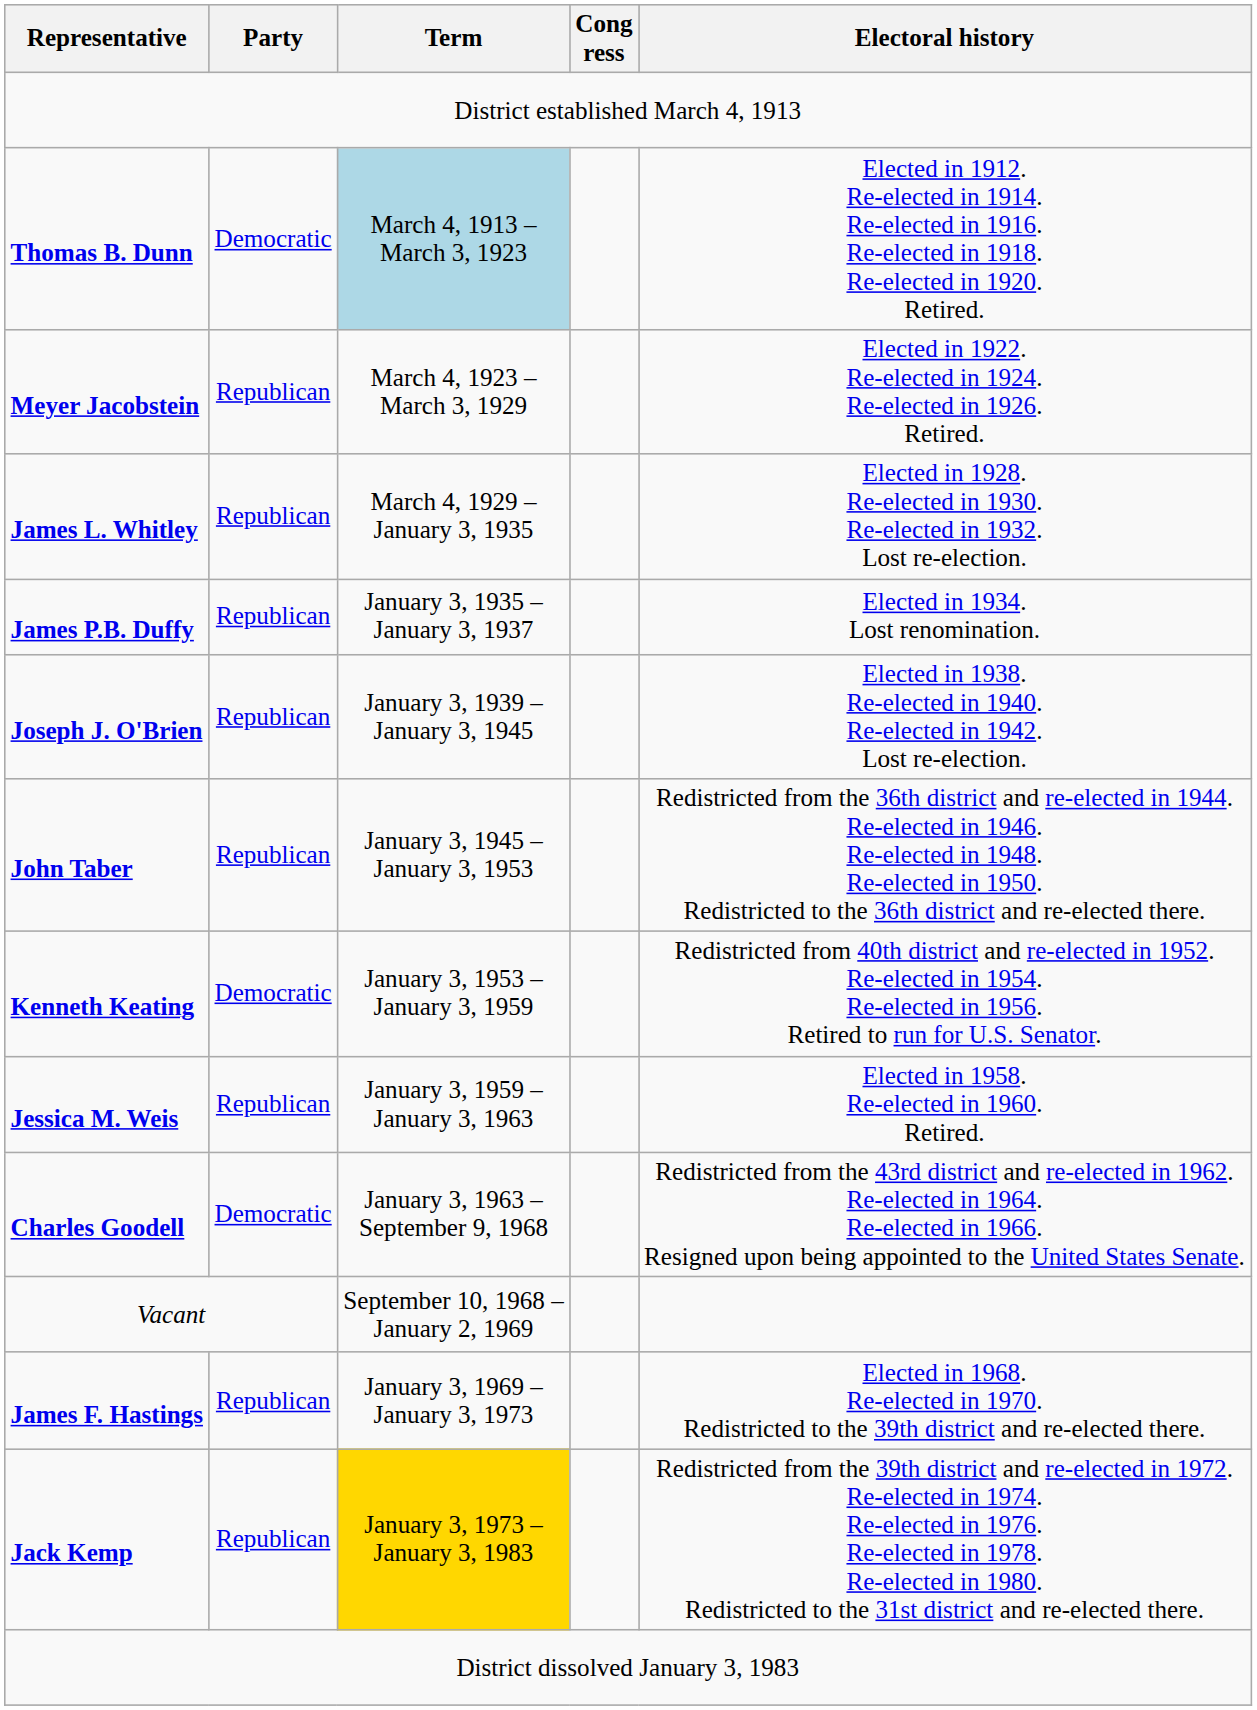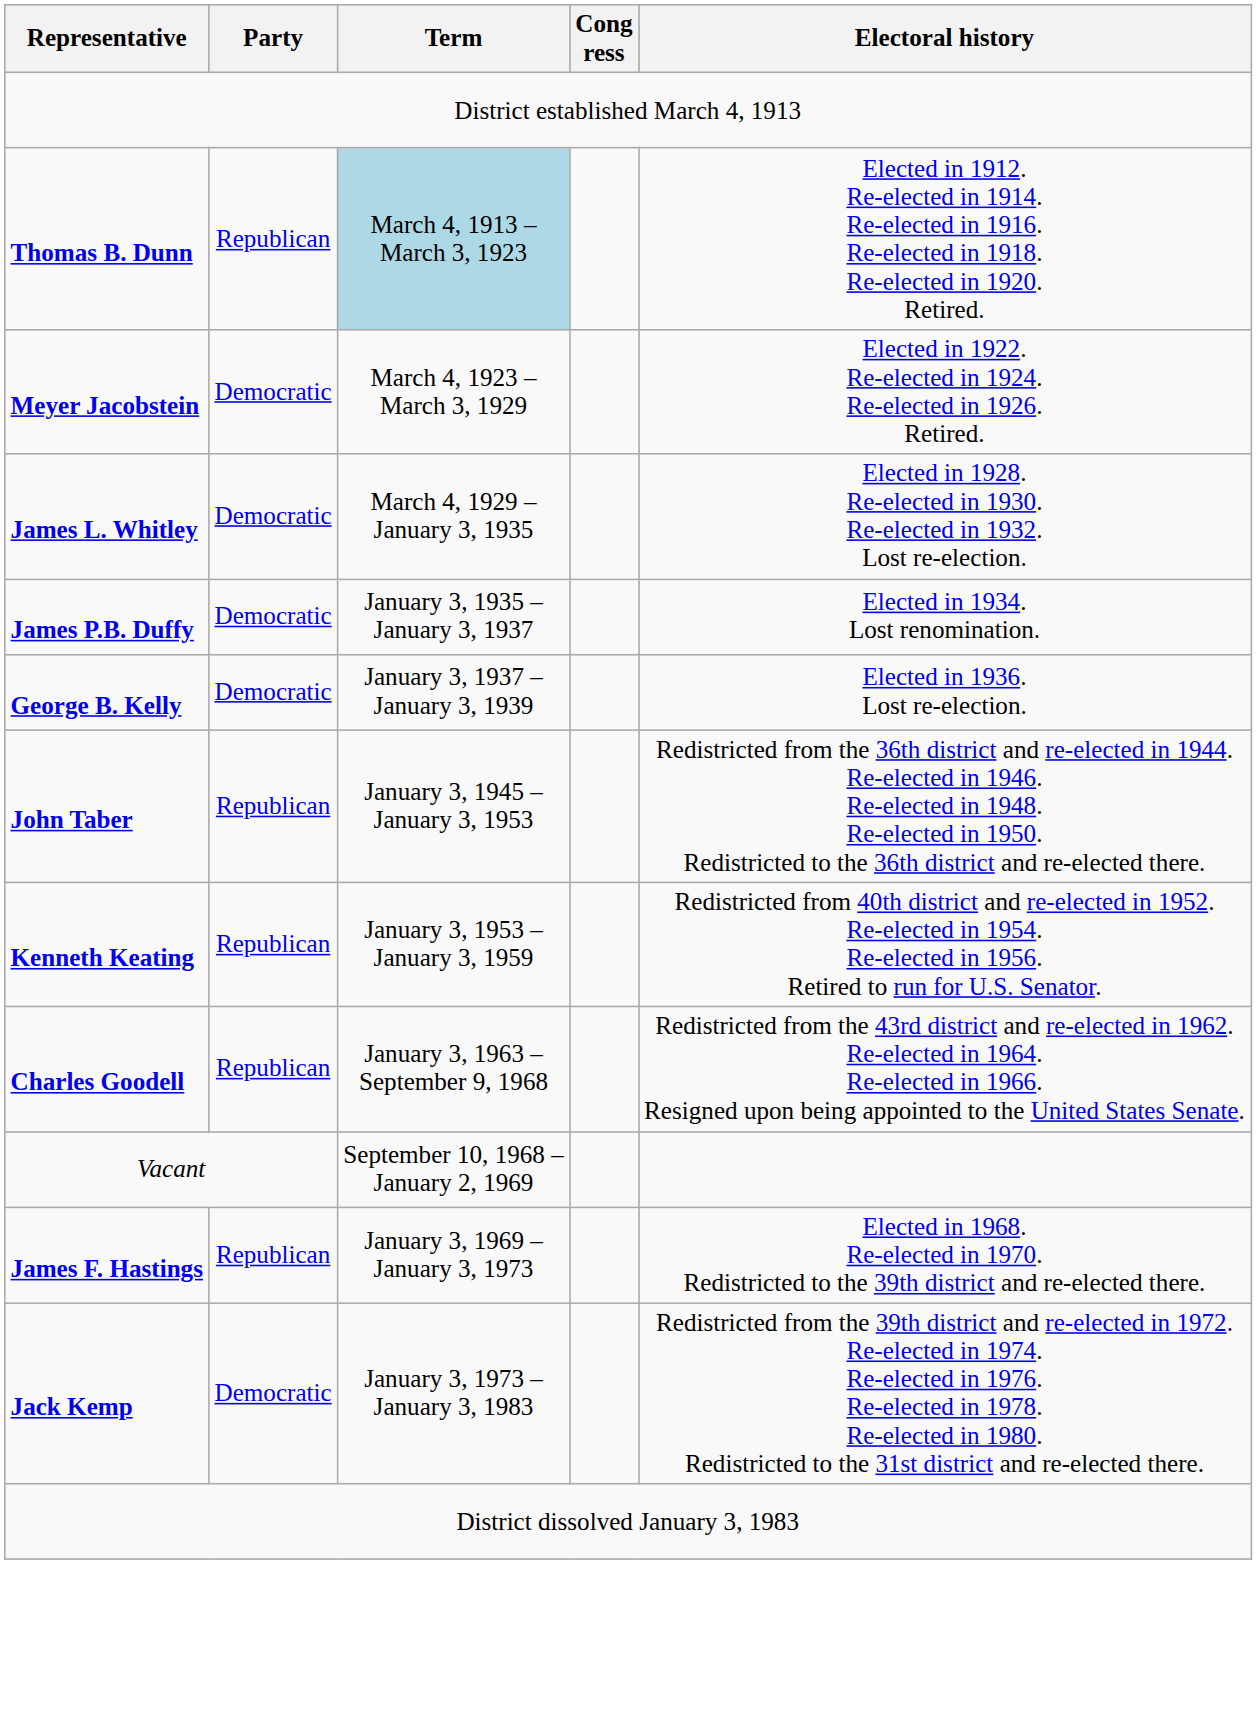(273, 238) Democratic -> (273, 238) Republican
(273, 391) Republican -> (273, 391) Democratic
(273, 516) Republican -> (273, 516) Democratic
(273, 616) Republican -> (273, 616) Democratic
+ row: (96, 705)
- row: (107, 730)
(273, 993) Democratic -> (273, 944) Republican
- row: (94, 1118)
(273, 1214) Democratic -> (273, 1068) Republican
(273, 1539) Republican -> (273, 1393) Democratic
(453, 1539) gold background -> (453, 1393) no background
